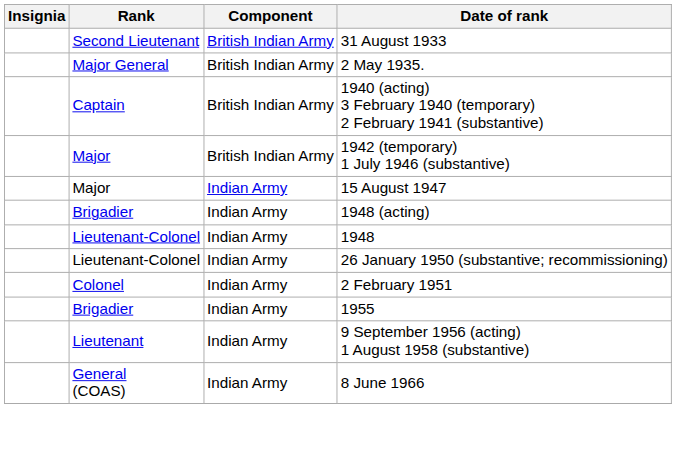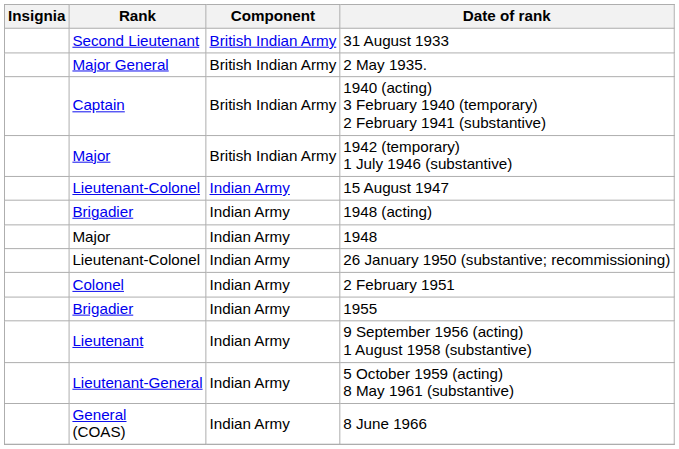(91, 188) Major -> (136, 188) Lieutenant-Colonel
(136, 236) Lieutenant-Colonel -> (91, 236) Major
+ row: (429, 382)
